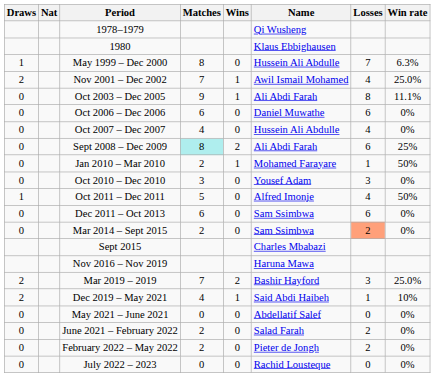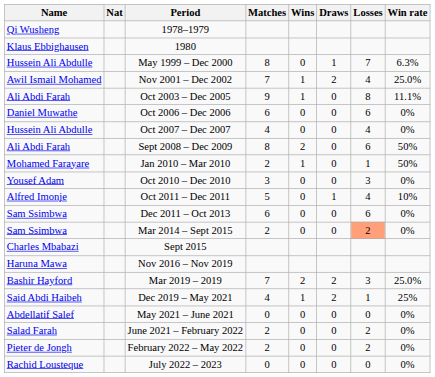columns swapped: (301, 12) <-> (21, 12)
(202, 146) paleturquoise background -> (267, 146) no background
(408, 146) 25% -> (408, 146) 50%
(408, 197) 50% -> (408, 197) 10%
(408, 297) 10% -> (408, 297) 25%
